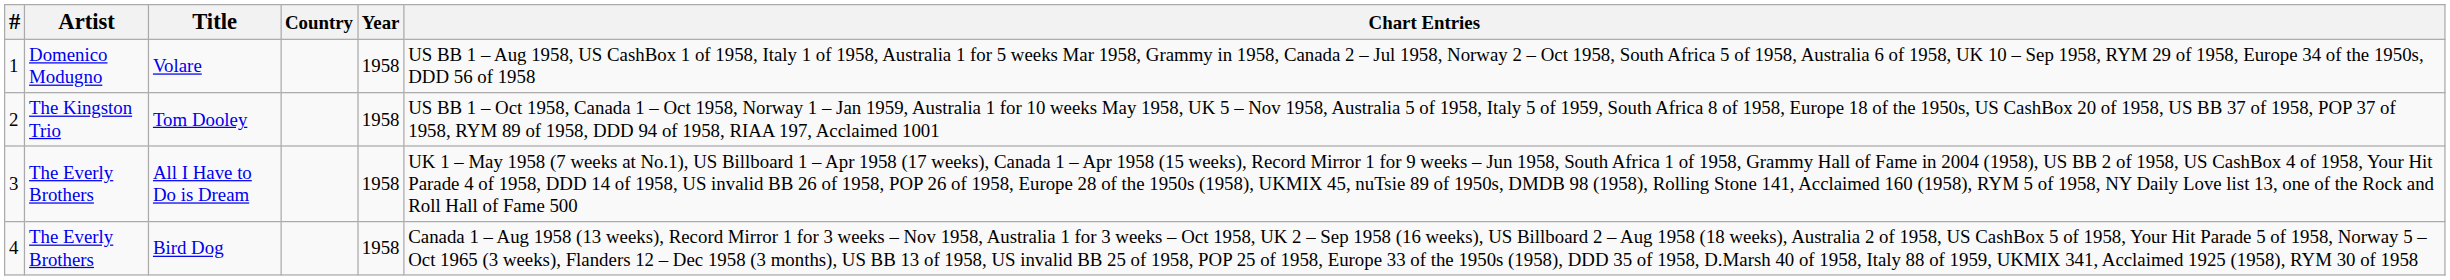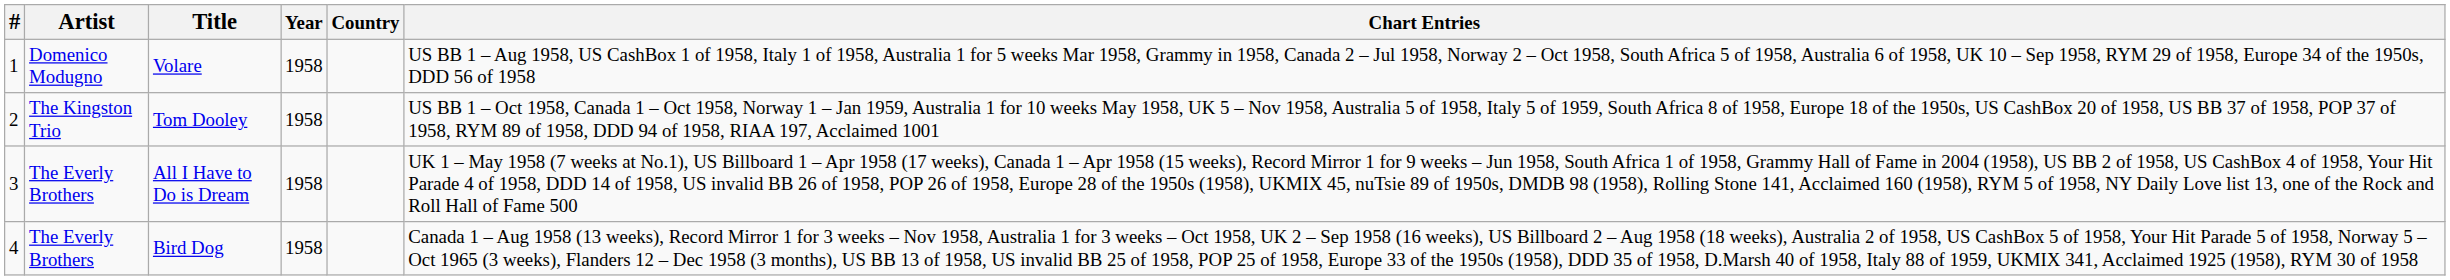columns swapped: (381, 22) <-> (319, 22)
